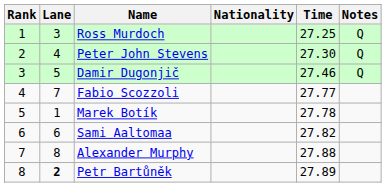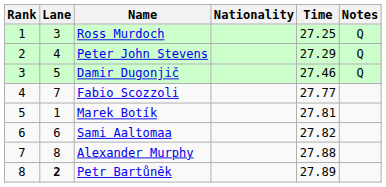(318, 54) 27.30 -> (318, 54) 27.29
(318, 113) 27.78 -> (318, 113) 27.81
